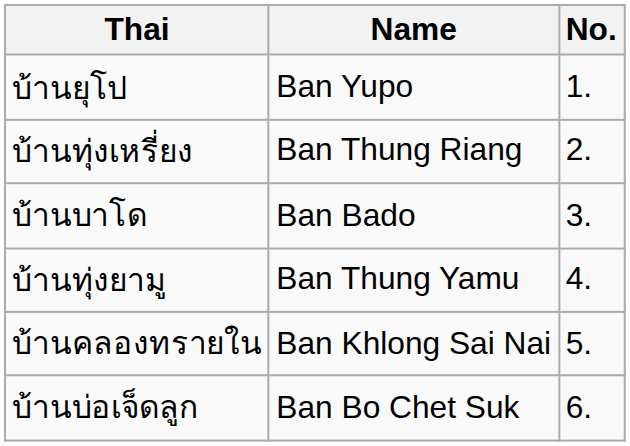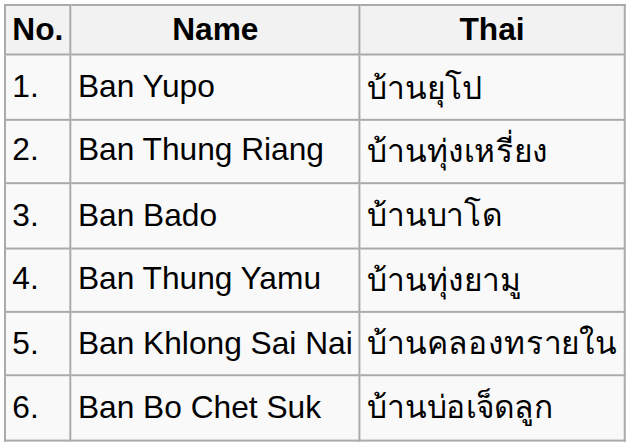columns swapped: (591, 29) <-> (137, 29)
